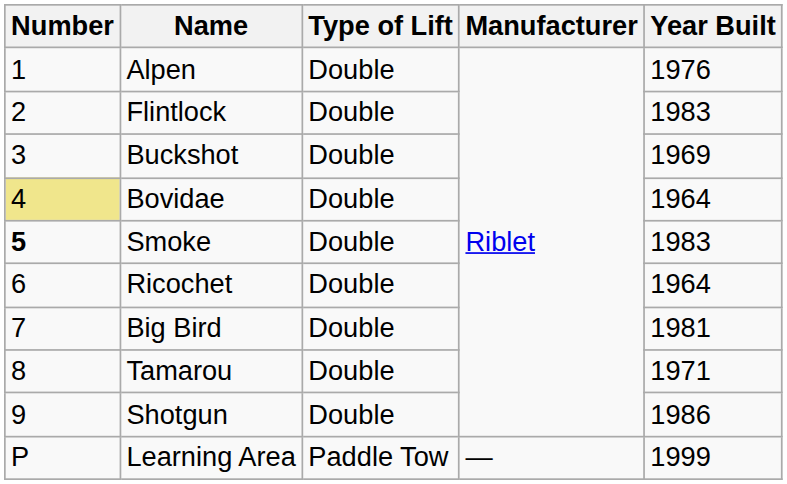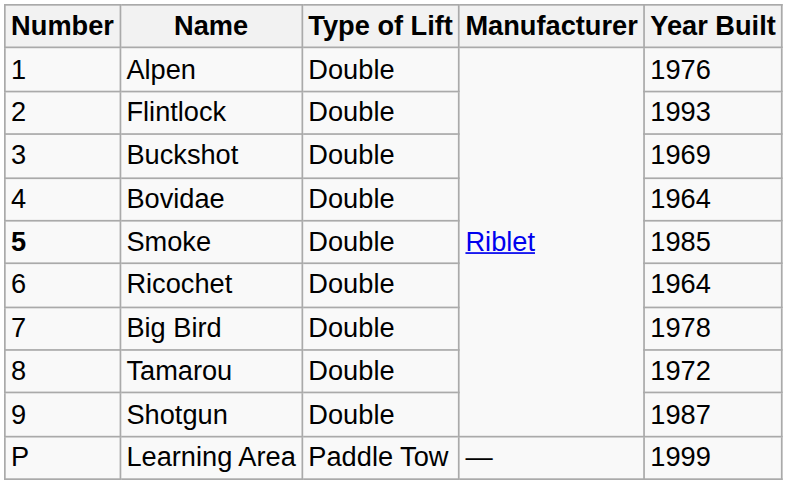(681, 112) 1983 -> (681, 112) 1993
(19, 198) khaki background -> (19, 198) no background
(681, 241) 1983 -> (681, 241) 1985
(681, 328) 1981 -> (681, 328) 1978
(681, 371) 1971 -> (681, 371) 1972
(681, 414) 1986 -> (681, 414) 1987
